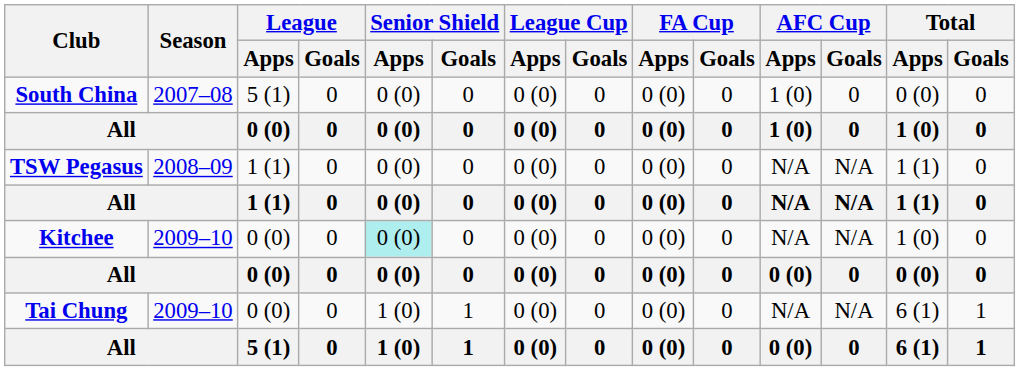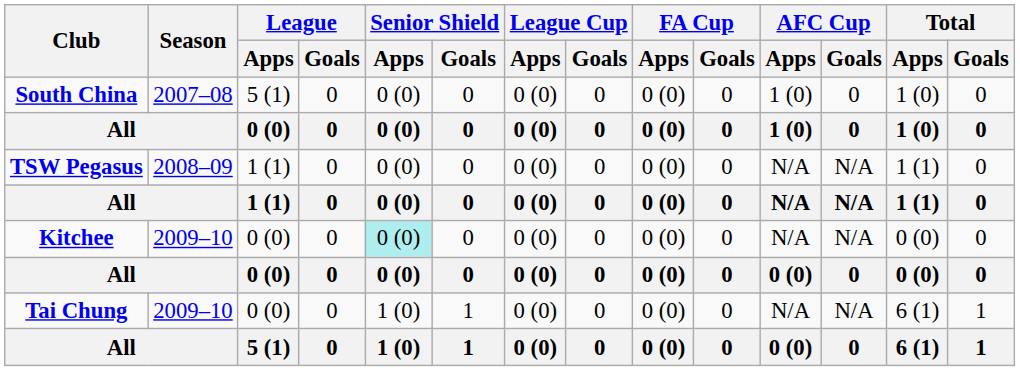(918, 94) 0 (0) -> (918, 94) 1 (0)
(918, 238) 1 (0) -> (918, 238) 0 (0)
